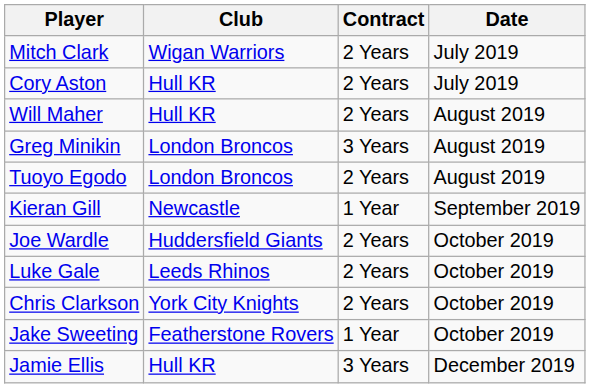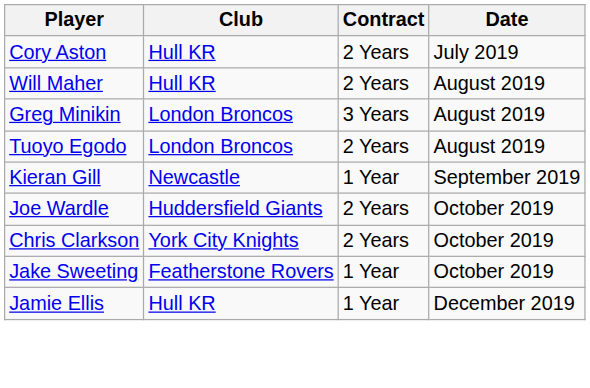- row: (59, 51)
- row: (54, 271)
(376, 366) 3 Years -> (371, 303) 1 Year
